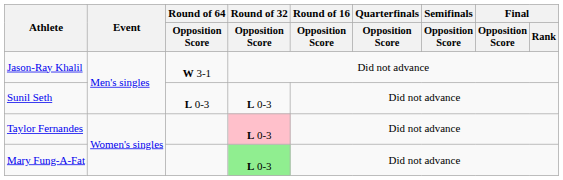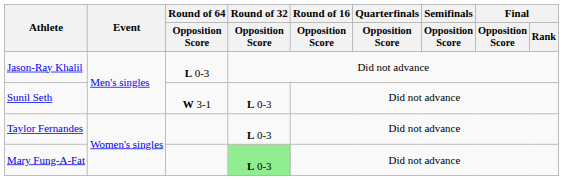(197, 74) W 3-1 -> (197, 74) L 0-3
(197, 105) L 0-3 -> (197, 105) W 3-1
(259, 136) pink background -> (259, 136) no background
